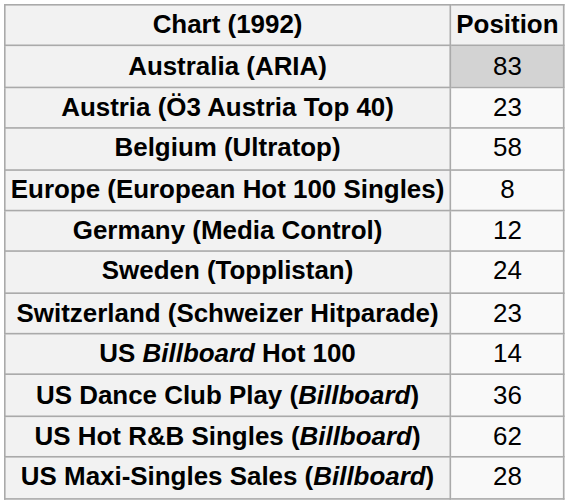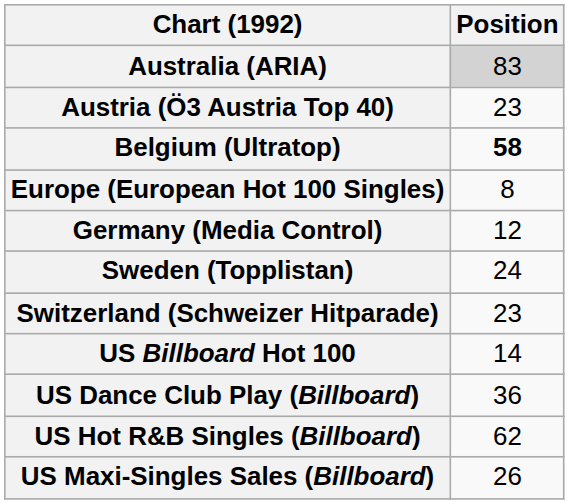(507, 148) normal -> (507, 148) bold
(507, 477) 28 -> (507, 477) 26
